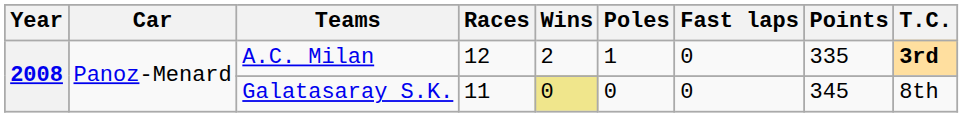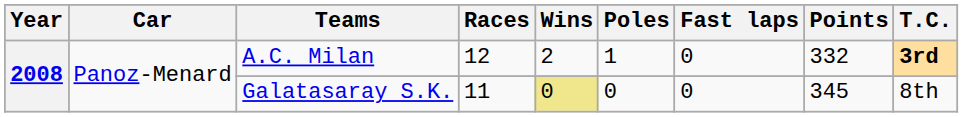(829, 58) 335 -> (829, 58) 332
